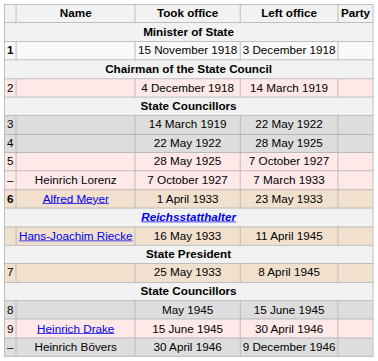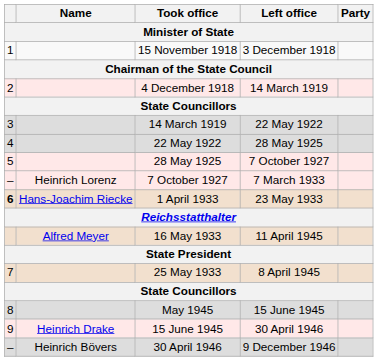(10, 50) bold -> (10, 50) normal
(76, 198) Alfred Meyer -> (76, 198) Hans-Joachim Riecke
(76, 236) Hans-Joachim Riecke -> (76, 236) Alfred Meyer
